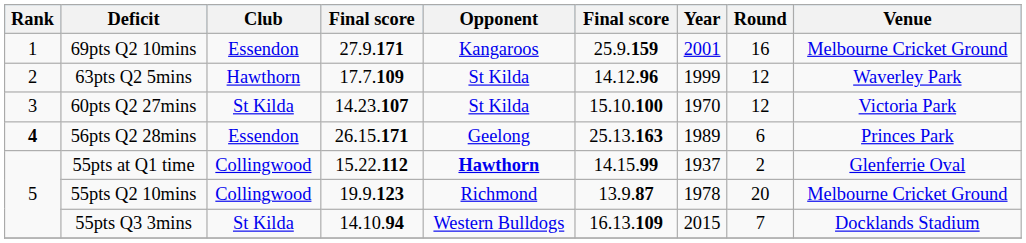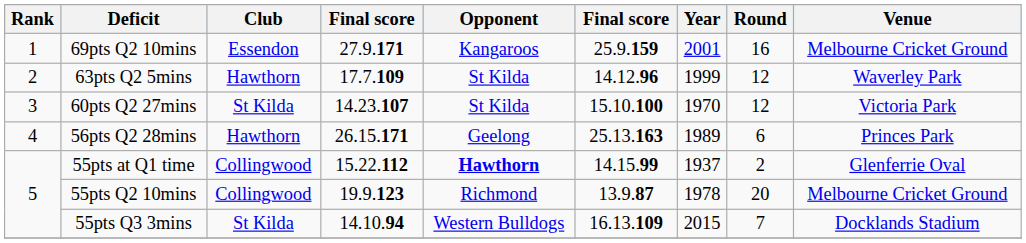(33, 135) bold -> (33, 135) normal
(263, 135) Essendon -> (263, 135) Hawthorn
